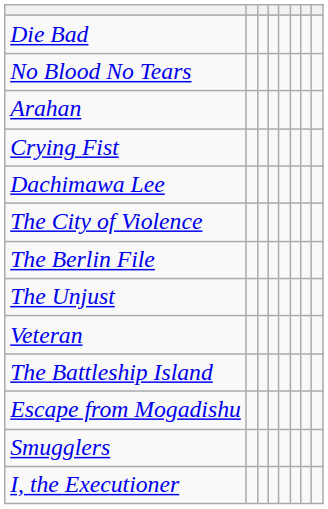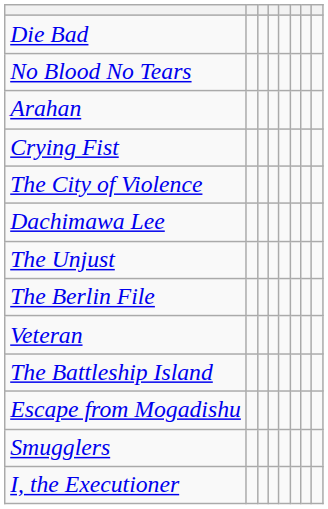rows swapped: (106, 221) <-> (87, 184)
rows swapped: (62, 297) <-> (83, 259)
